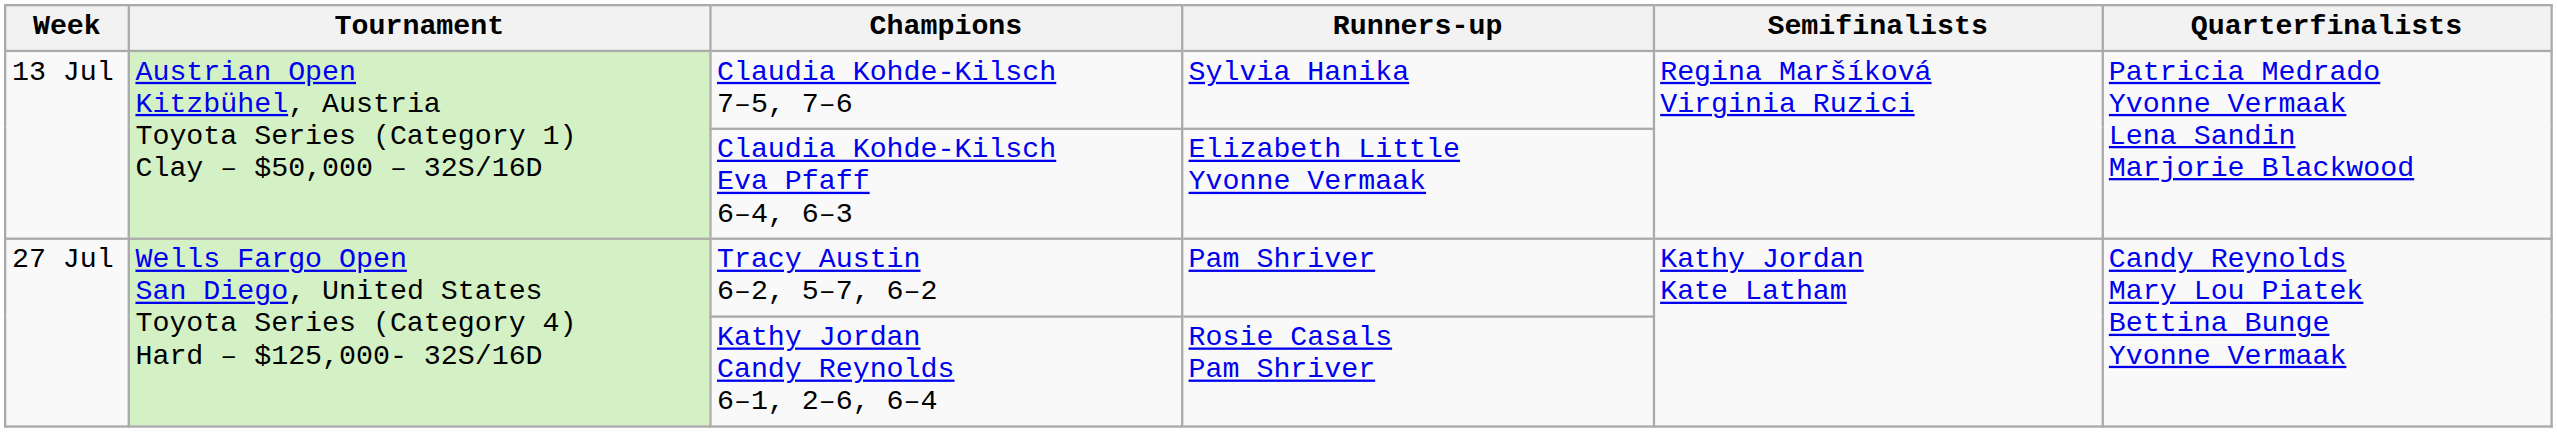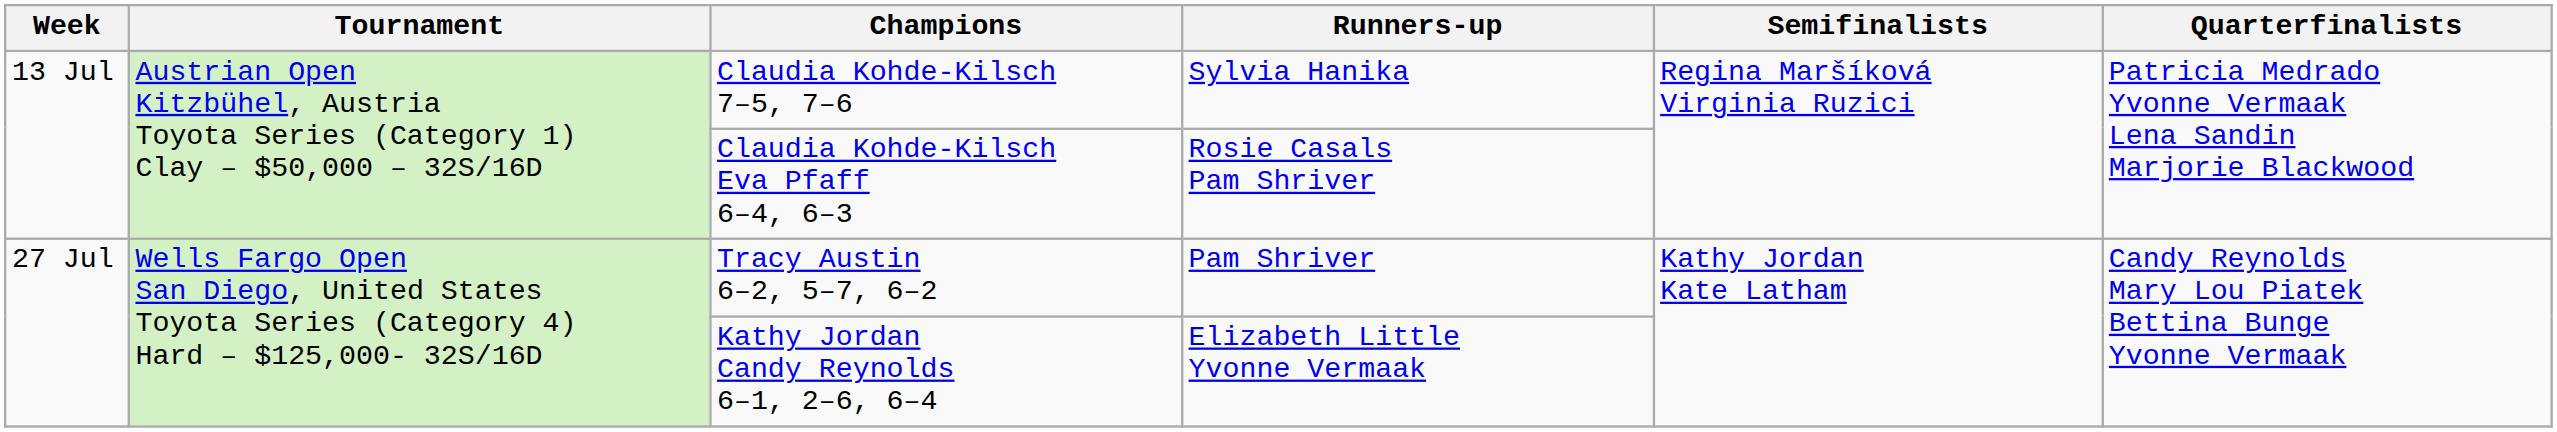(1324, 168) Elizabeth Little Yvonne Vermaak -> (1290, 168) Rosie Casals Pam Shriver
(1290, 355) Rosie Casals Pam Shriver -> (1324, 355) Elizabeth Little Yvonne Vermaak
